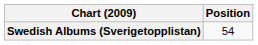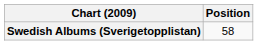(228, 31) 54 -> (228, 31) 58
